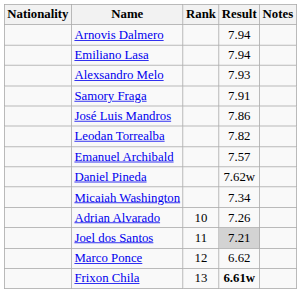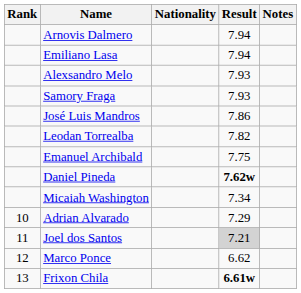columns swapped: (201, 14) <-> (38, 14)
(239, 95) 7.91 -> (239, 95) 7.93
(239, 156) 7.57 -> (239, 156) 7.75
(239, 177) normal -> (239, 177) bold
(239, 217) 7.26 -> (239, 217) 7.29
